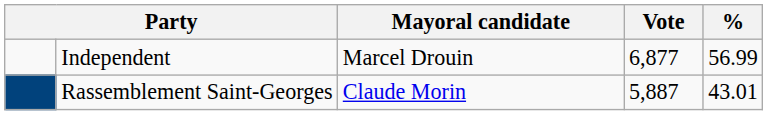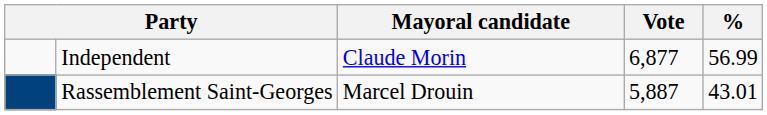(408, 57) Marcel Drouin -> (404, 57) Claude Morin
(404, 92) Claude Morin -> (408, 92) Marcel Drouin
